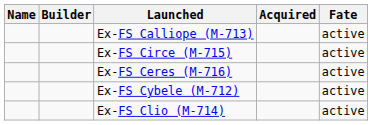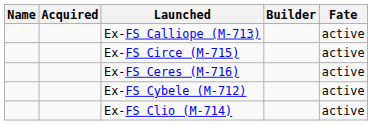columns swapped: (66, 14) <-> (288, 14)
